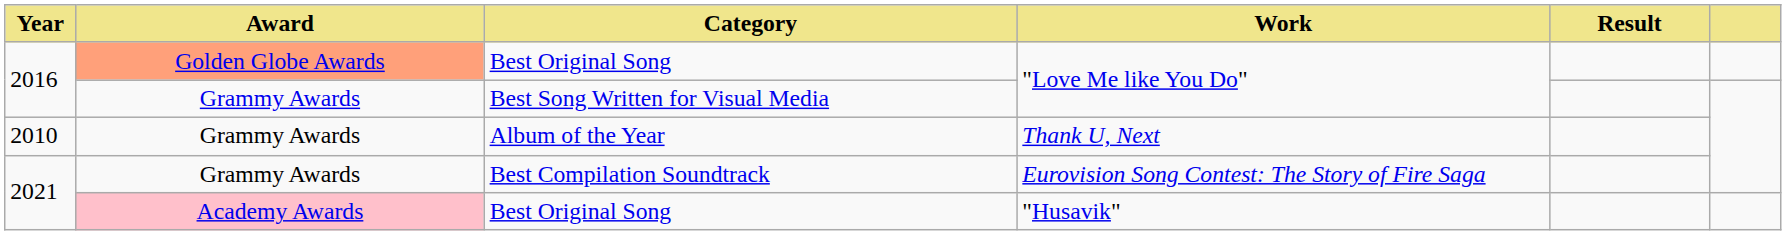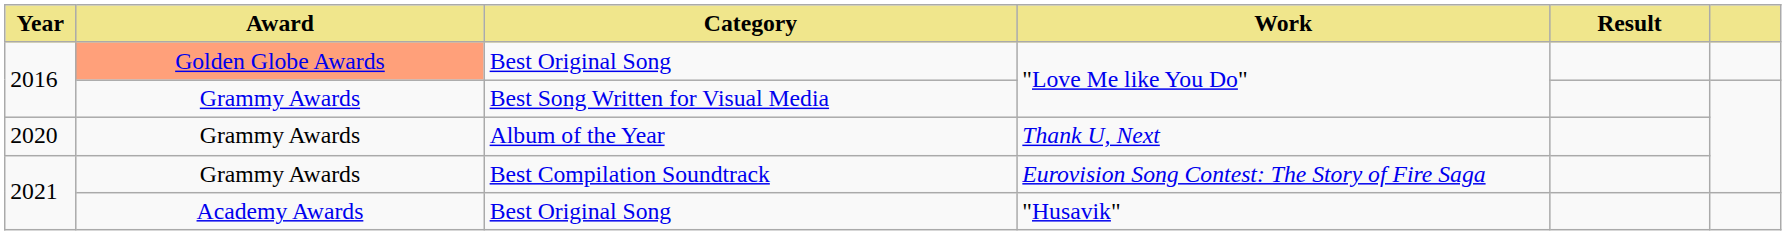(34, 135) 2010 -> (34, 135) 2020
(280, 211) pink background -> (280, 211) no background
